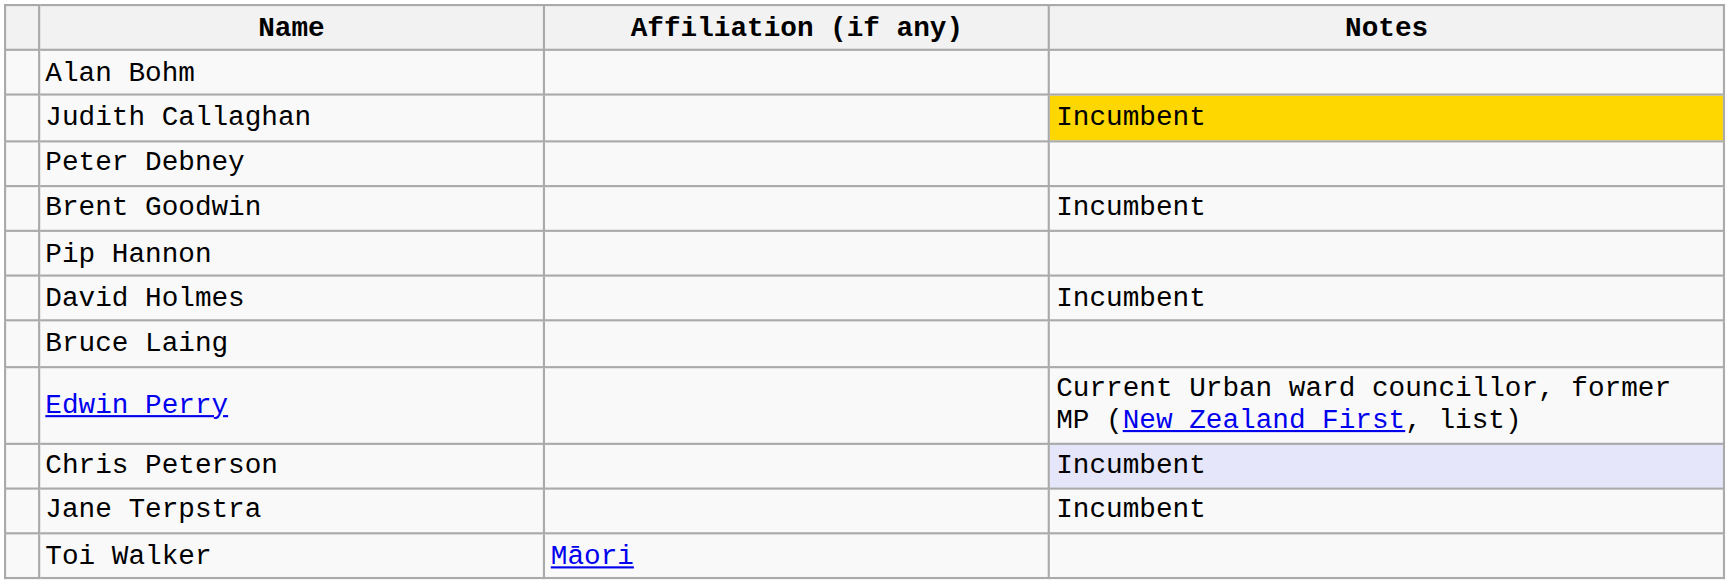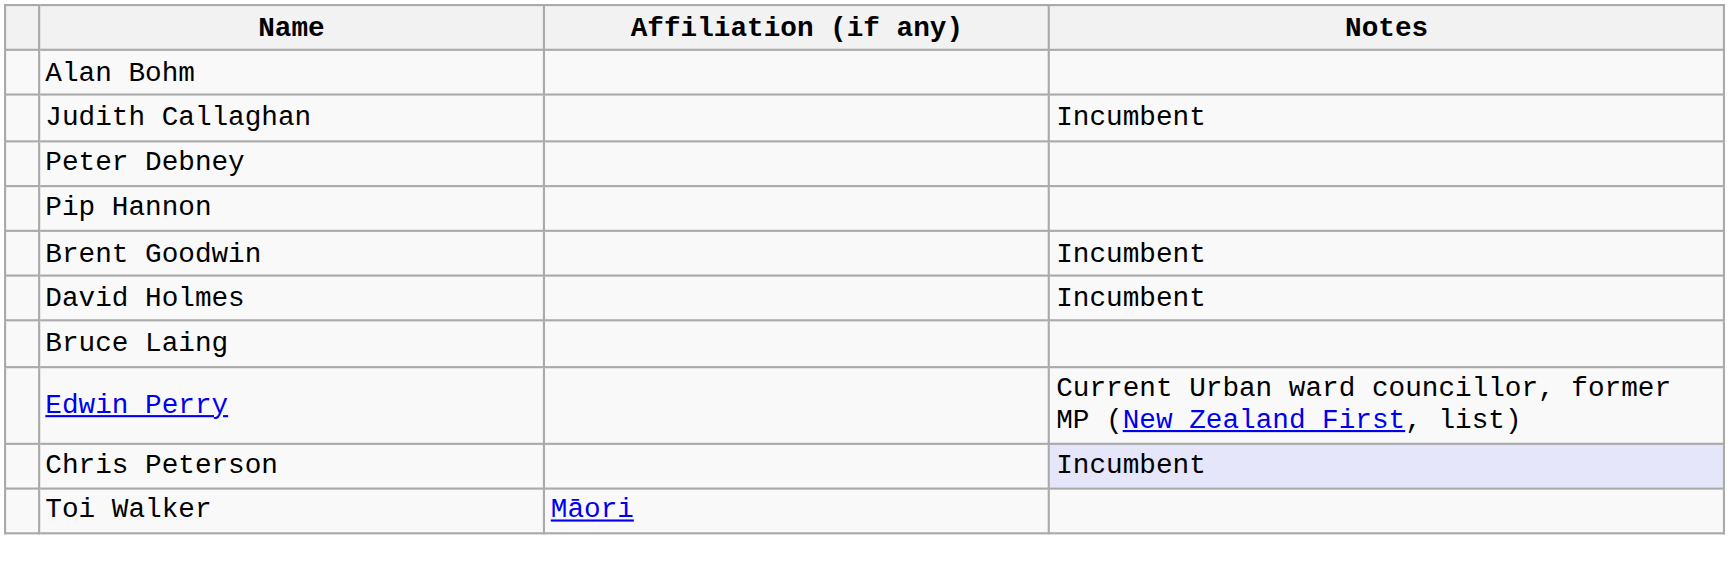(1131, 118) gold background -> (1131, 118) no background
rows swapped: (153, 208) <-> (128, 253)
- row: (153, 511)
